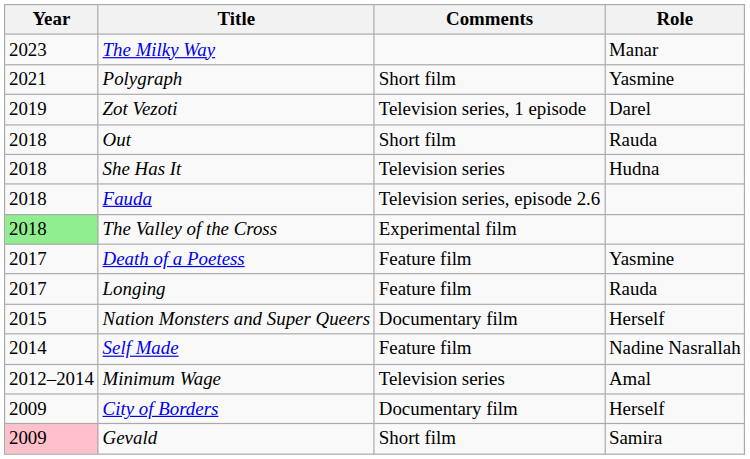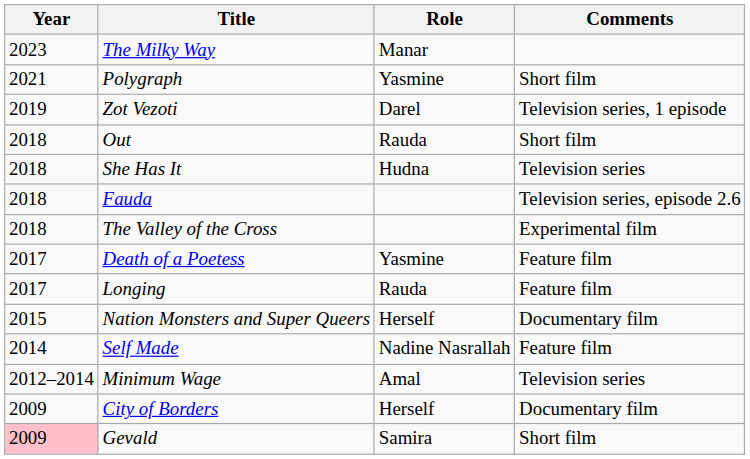columns swapped: (675, 19) <-> (490, 19)
(28, 229) lightgreen background -> (28, 229) no background
